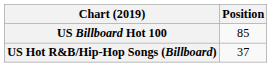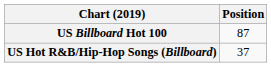(243, 33) 85 -> (243, 33) 87
